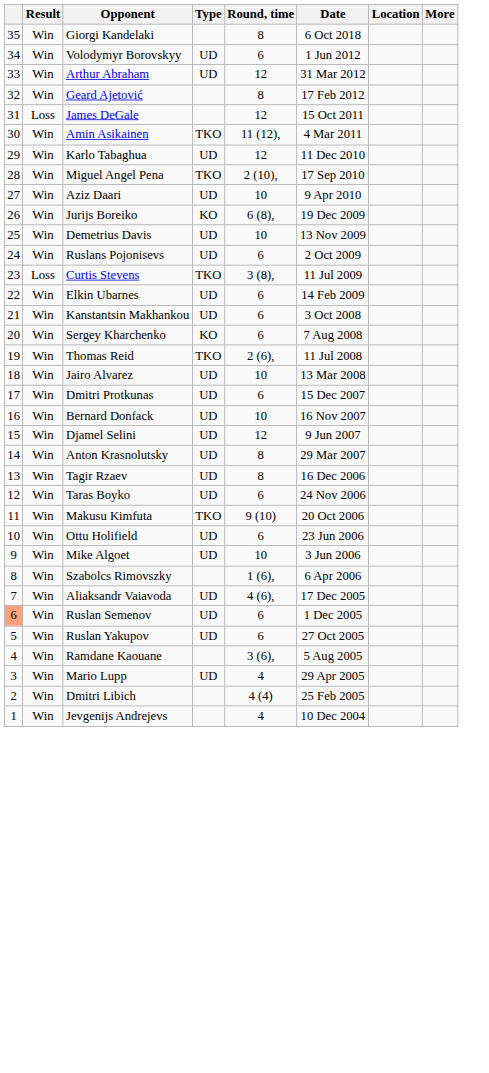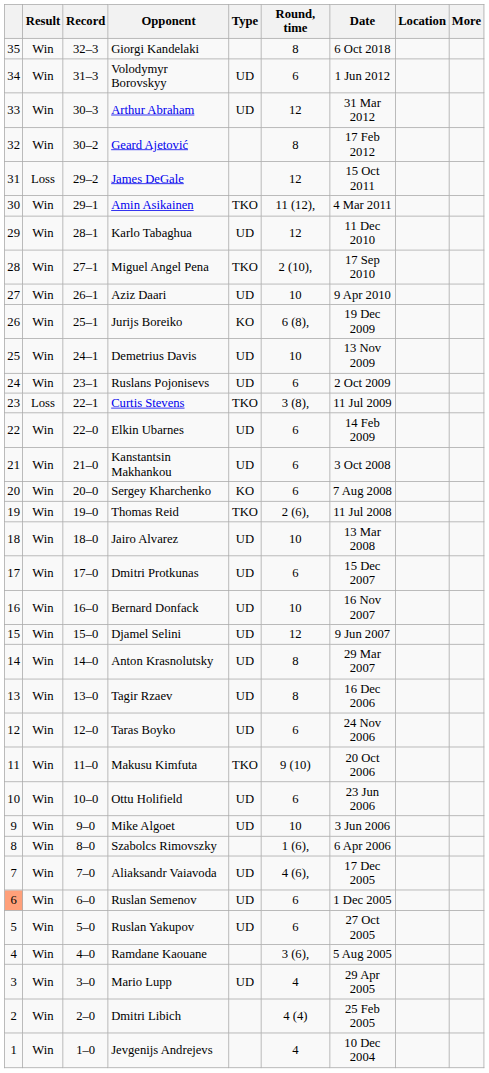+ column: (86, 21)
